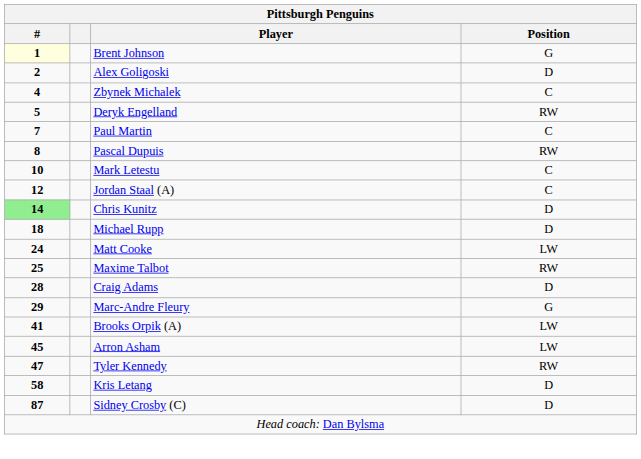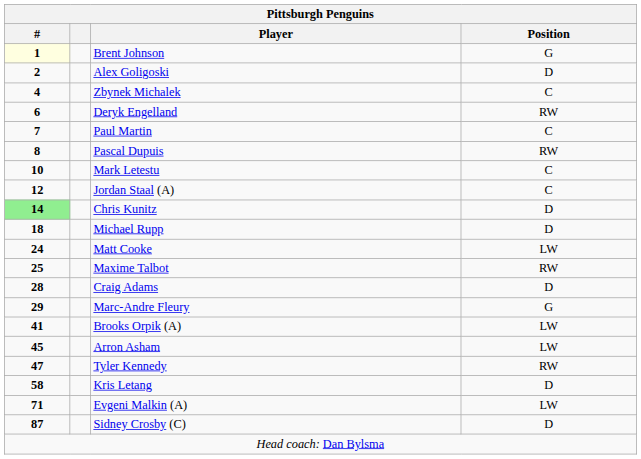(37, 111) 5 -> (37, 111) 6
+ row: (140, 405)
